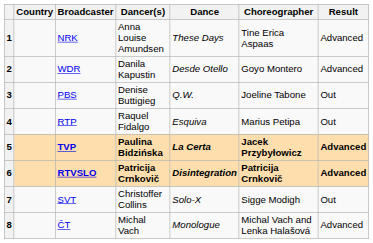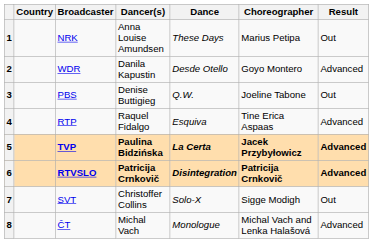(263, 38) Tine Erica Aspaas -> (271, 38) Marius Petipa
(342, 38) Advanced -> (328, 38) Out
(271, 121) Marius Petipa -> (263, 121) Tine Erica Aspaas
(328, 121) Out -> (342, 121) Advanced
